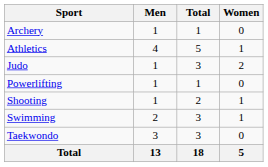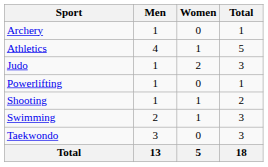columns swapped: (241, 13) <-> (198, 13)
